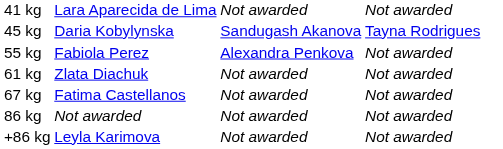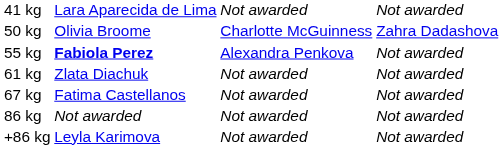- row: (23, 31)
+ row: (23, 31)
(102, 52) normal -> (104, 52) bold
